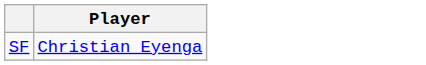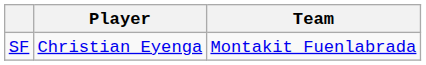+ column: (313, 19)
